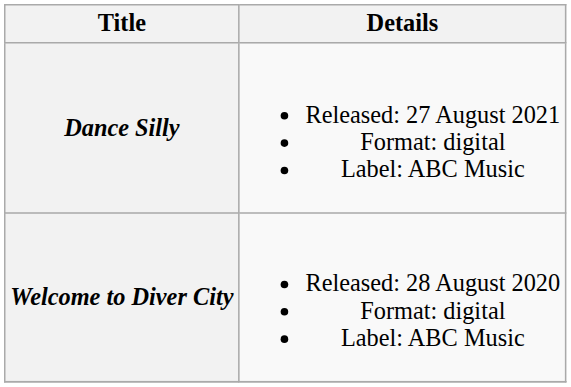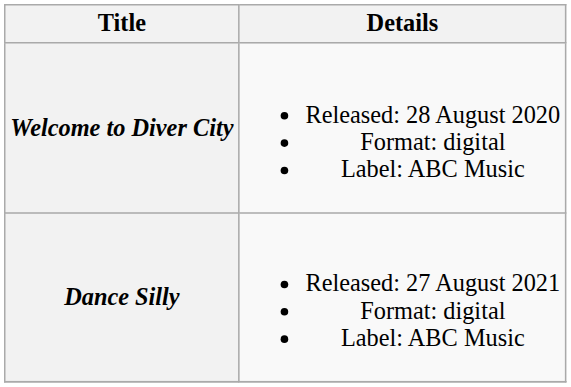rows swapped: (122, 297) <-> (122, 127)
